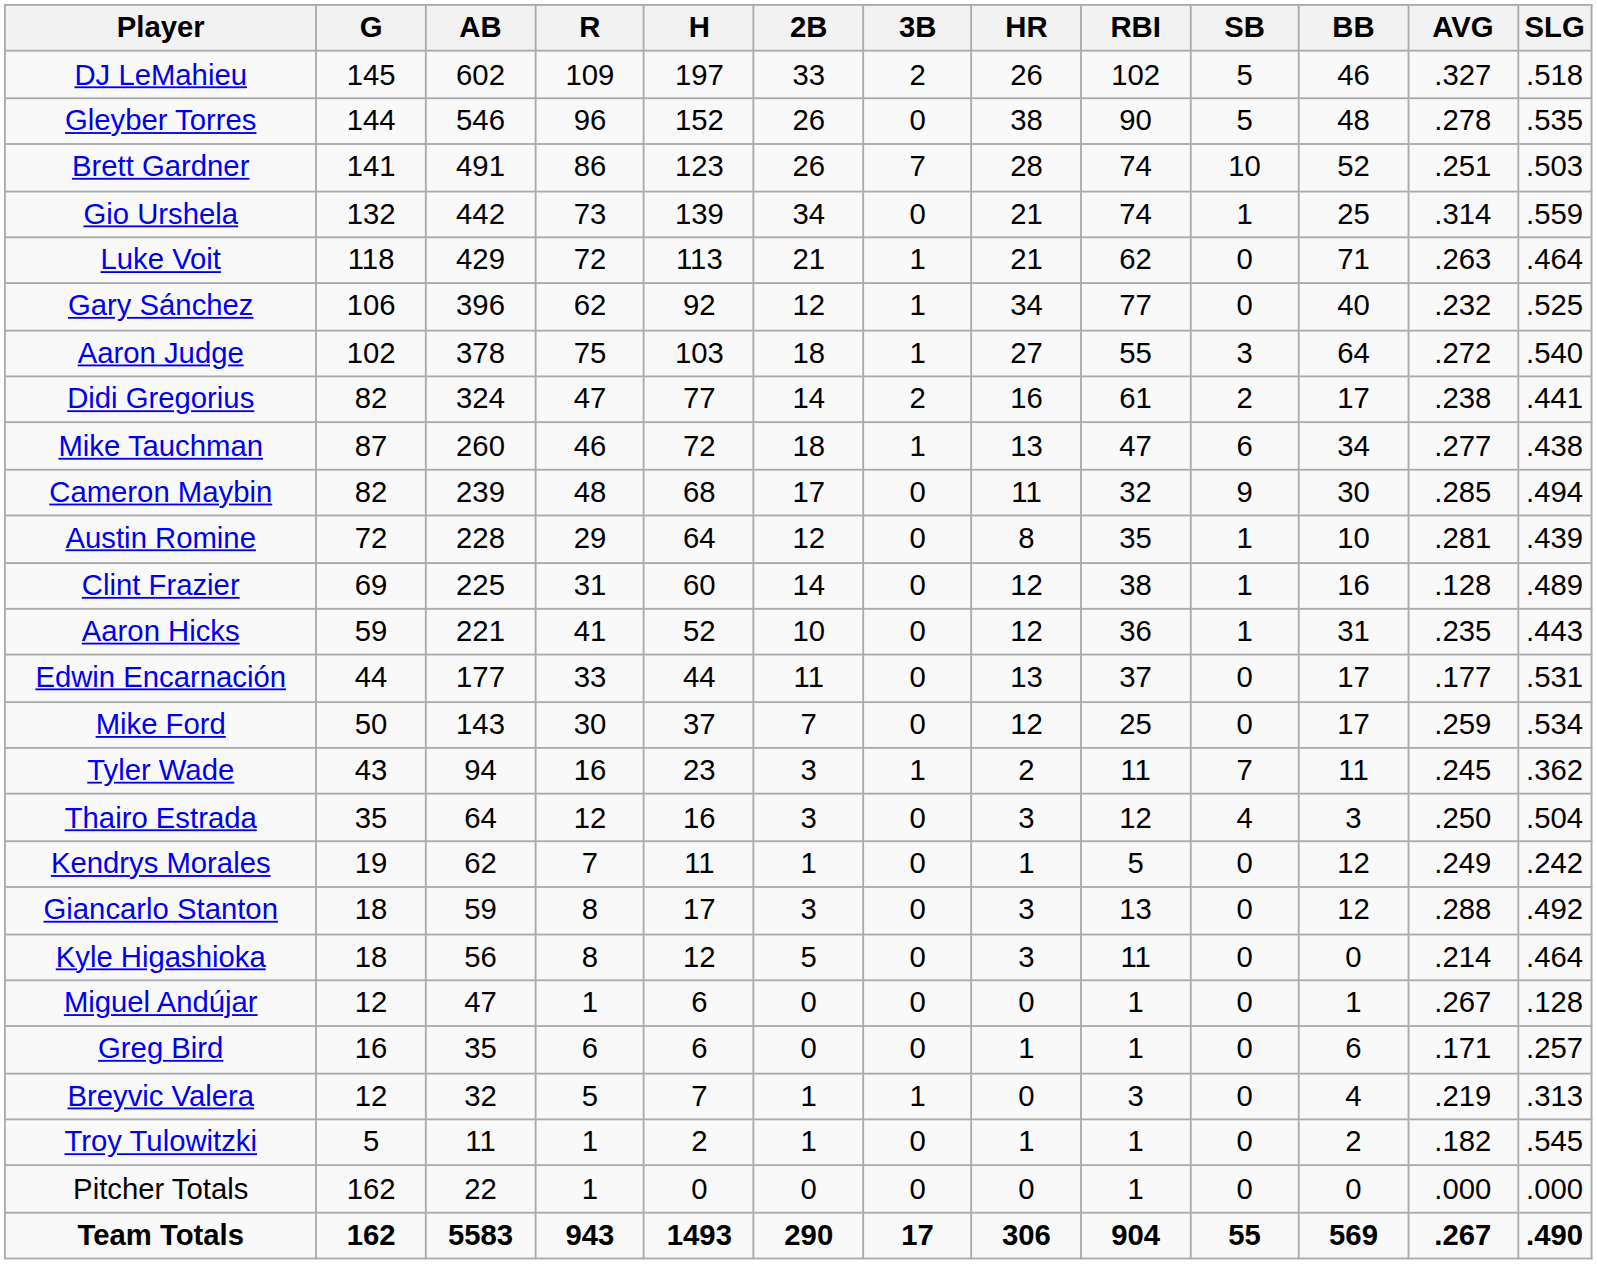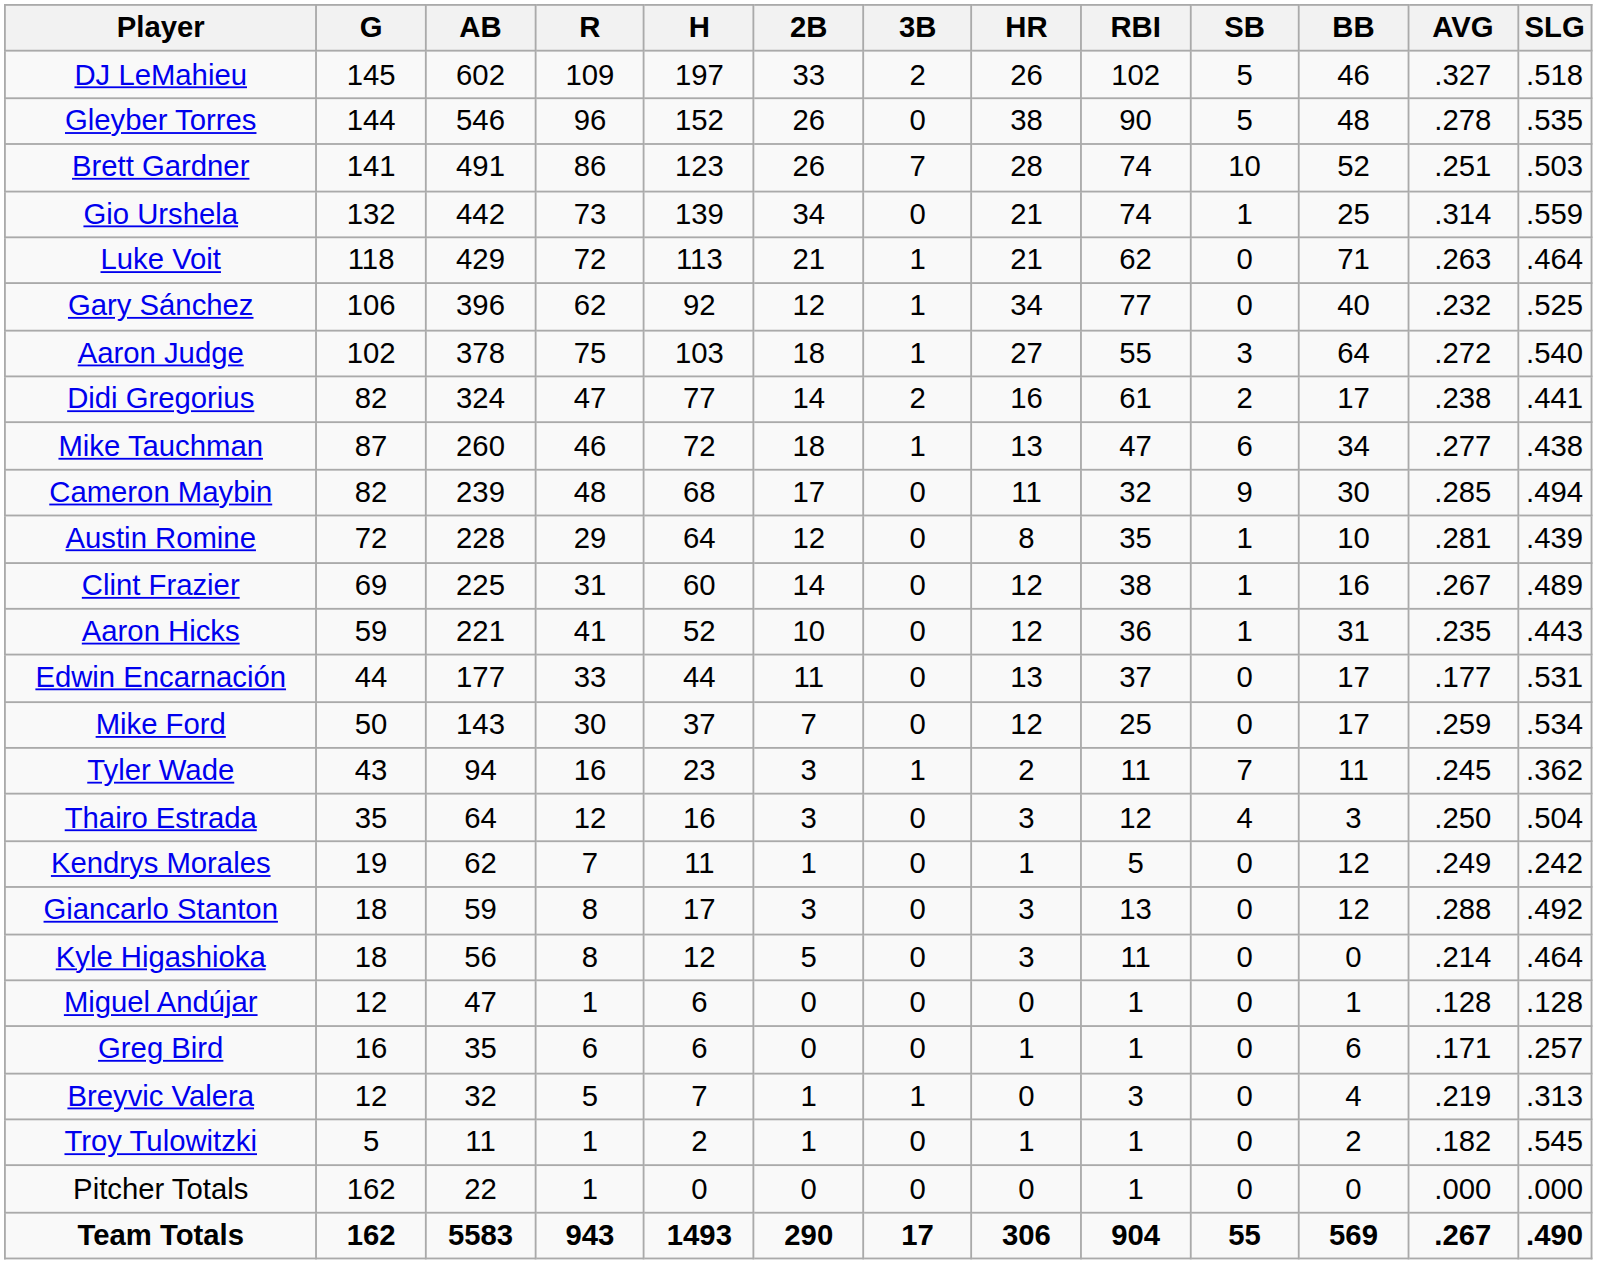(1463, 584) .128 -> (1463, 584) .267
(1463, 1002) .267 -> (1463, 1002) .128
